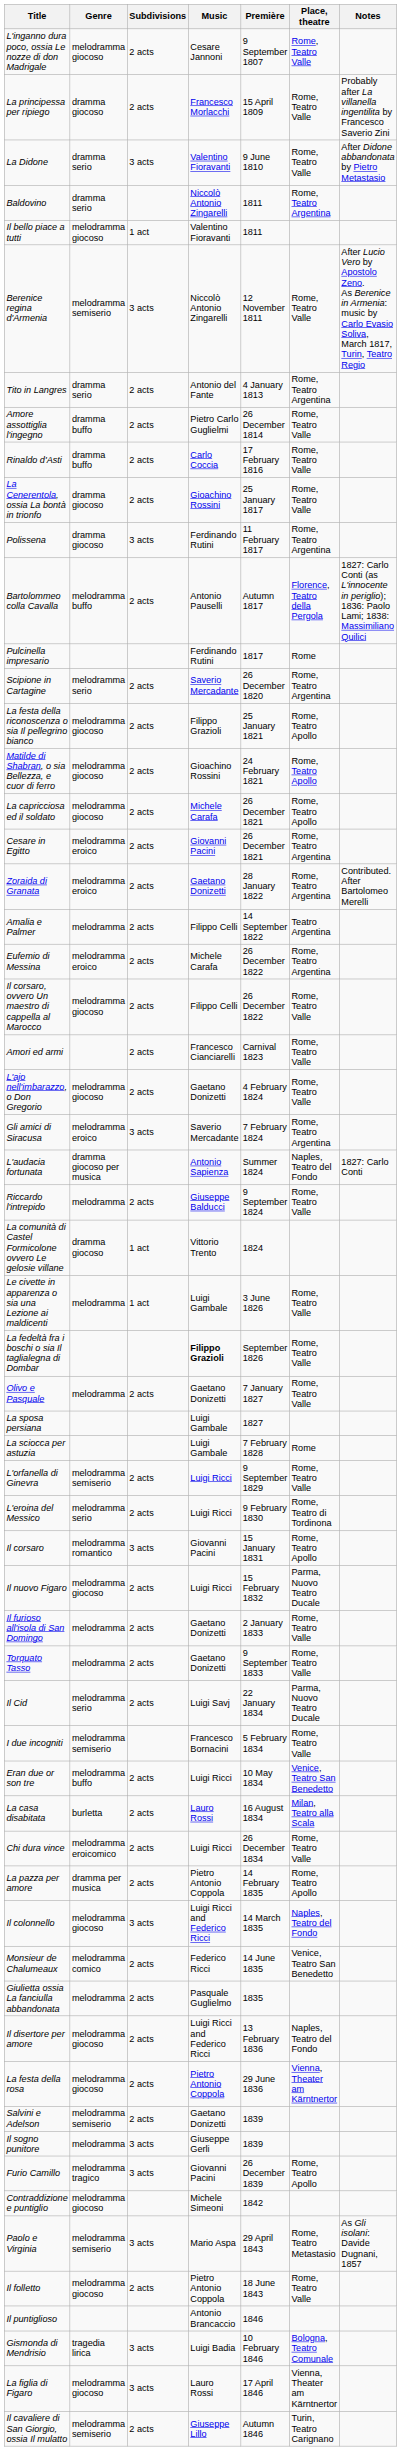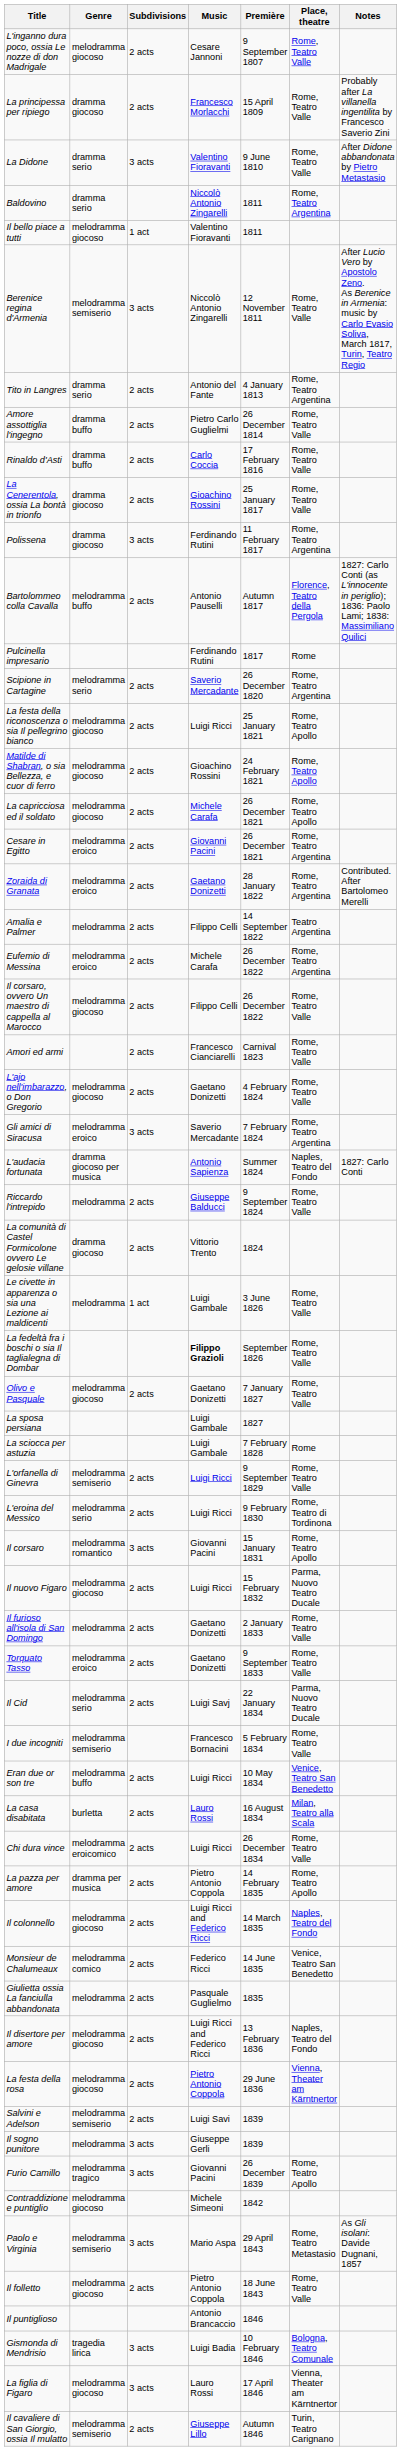(206, 726) Filippo Grazioli -> (211, 726) Luigi Ricci
(139, 1247) 1 act -> (142, 1247) 2 acts
(99, 1393) melodramma -> (99, 1393) melodramma giocoso
(99, 1663) melodramma -> (99, 1663) melodramma eroico
(142, 1923) 3 acts -> (142, 1923) 2 acts
(208, 2119) Gaetano Donizetti -> (210, 2119) Luigi Savi
